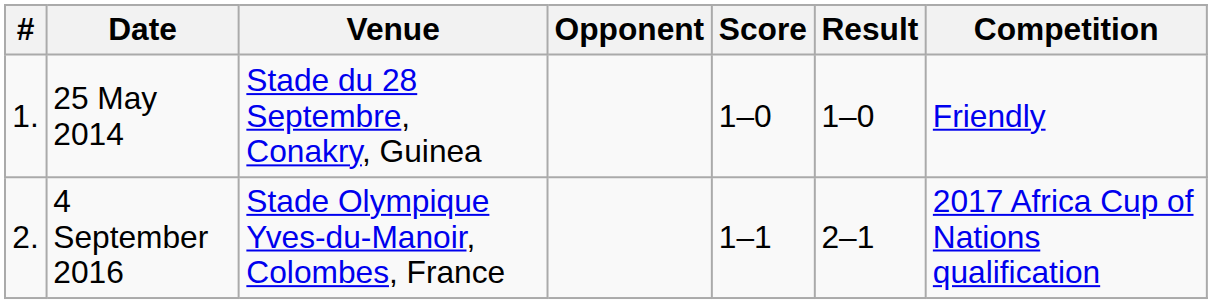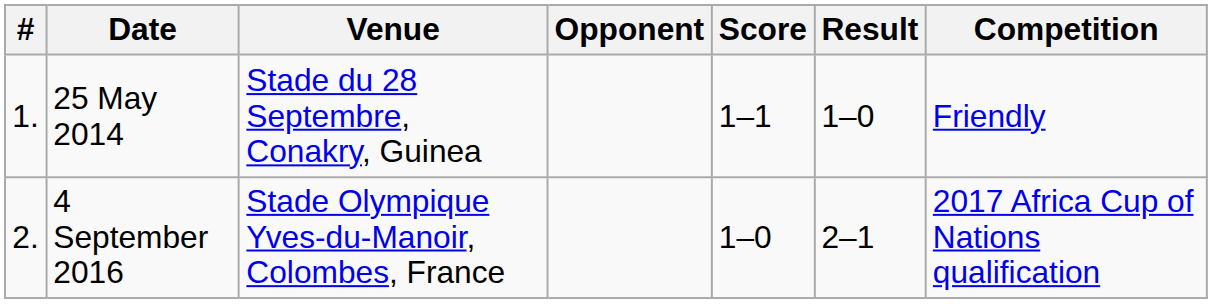(745, 115) 1–0 -> (745, 115) 1–1
(745, 237) 1–1 -> (745, 237) 1–0
